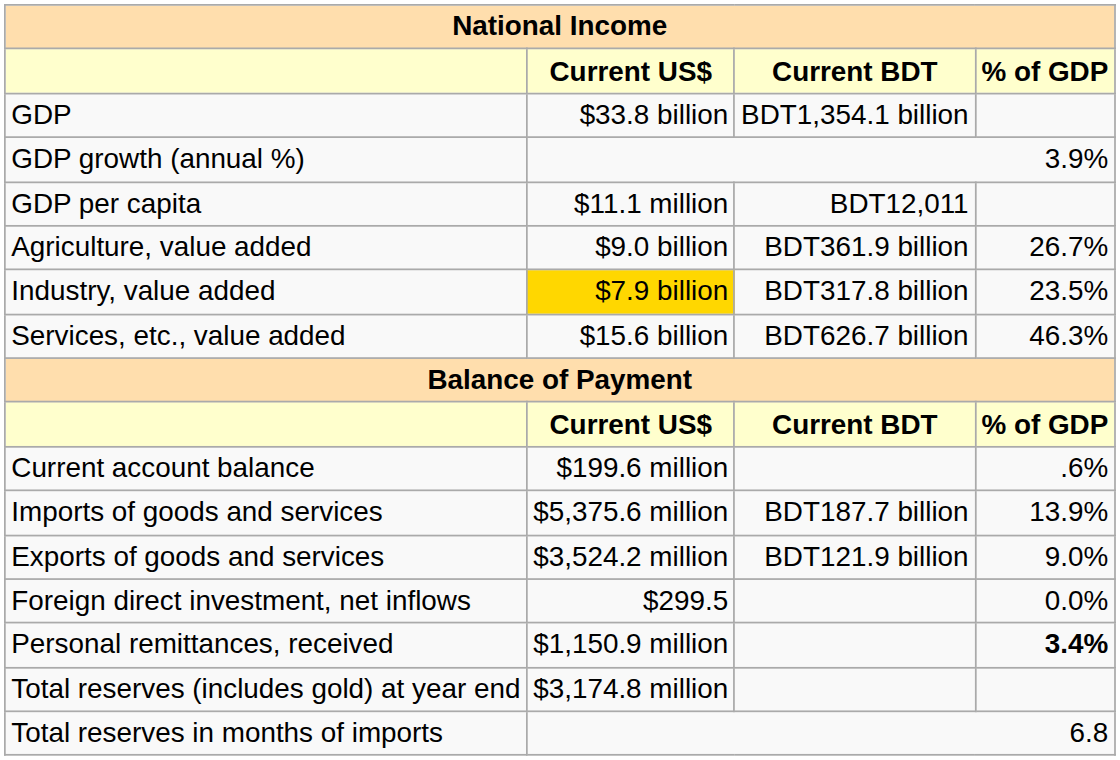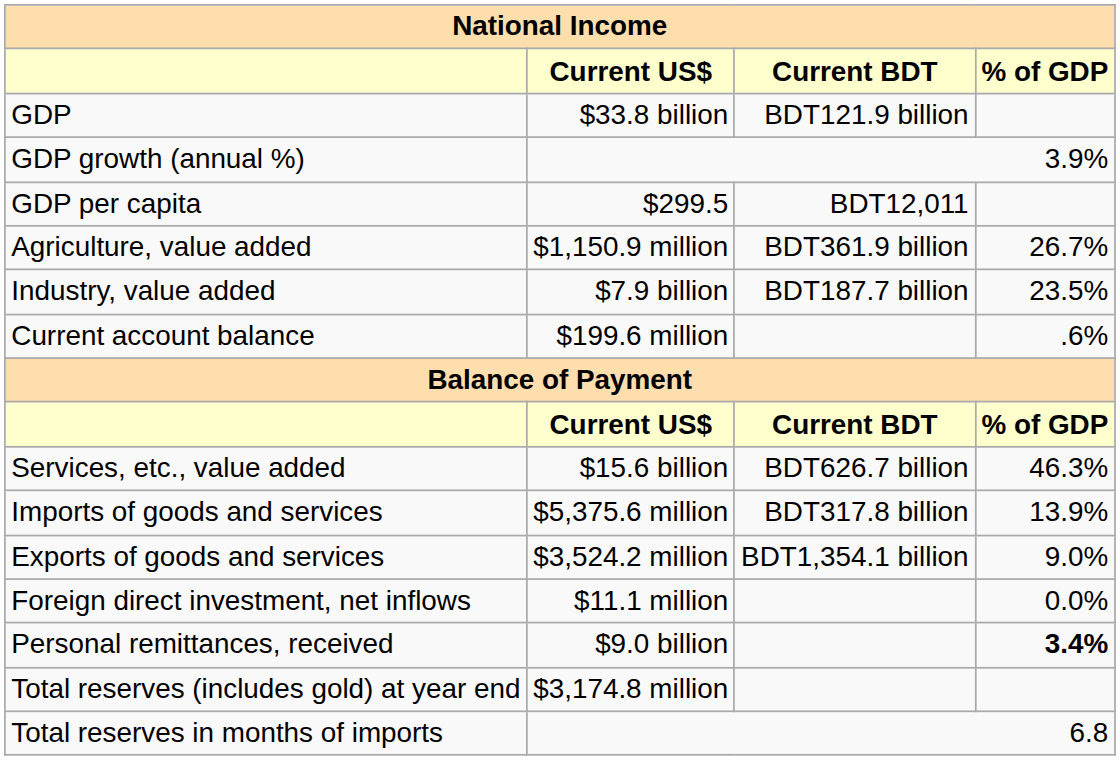(855, 114) BDT1,354.1 billion -> (866, 114) BDT121.9 billion
(651, 203) $11.1 million -> (686, 203) $299.5
(662, 247) $9.0 billion -> (631, 247) $1,150.9 million
(662, 291) gold background -> (662, 291) no background
(866, 291) BDT317.8 billion -> (866, 291) BDT187.7 billion
rows swapped: (178, 335) <-> (163, 468)
(866, 512) BDT187.7 billion -> (866, 512) BDT317.8 billion
(866, 556) BDT121.9 billion -> (855, 556) BDT1,354.1 billion
(686, 600) $299.5 -> (651, 600) $11.1 million
(631, 644) $1,150.9 million -> (662, 644) $9.0 billion
